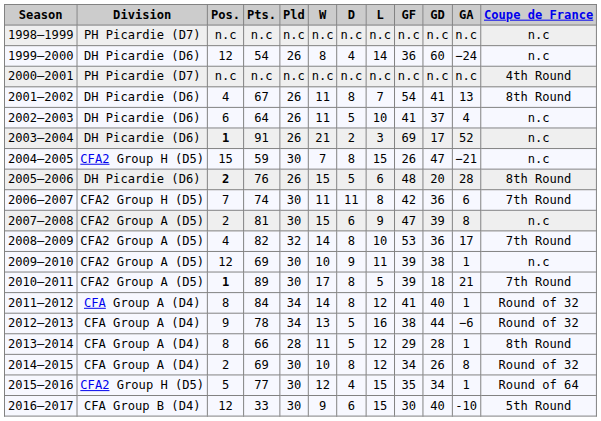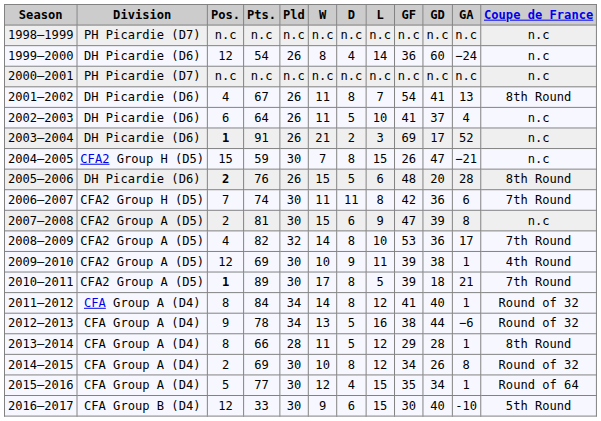(539, 77) 4th Round -> (539, 77) n.c
(539, 262) n.c -> (539, 262) 4th Round
(142, 385) CFA2 Group H (D5) -> (142, 385) CFA Group A (D4)
